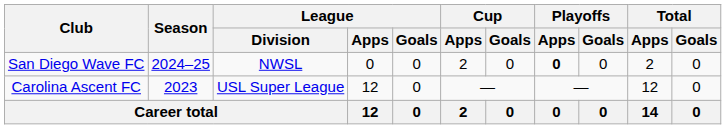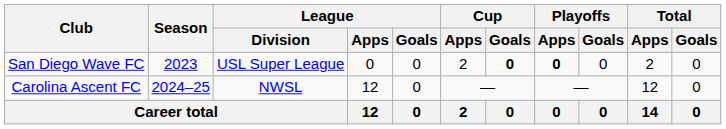(181, 64) 2024–25 -> (181, 64) 2023
(281, 64) NWSL -> (281, 64) USL Super League
(510, 64) normal -> (510, 64) bold
(181, 87) 2023 -> (181, 87) 2024–25
(281, 87) USL Super League -> (281, 87) NWSL
